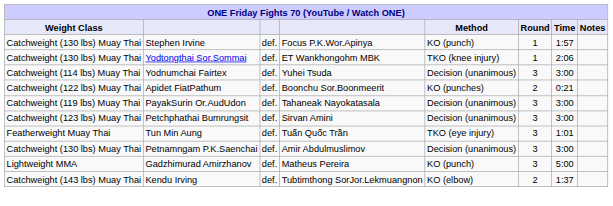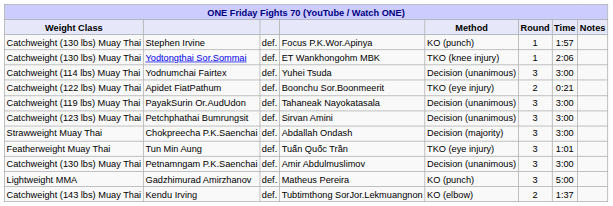(455, 88) KO (punches) -> (461, 88) TKO (eye injury)
+ row: (201, 133)
